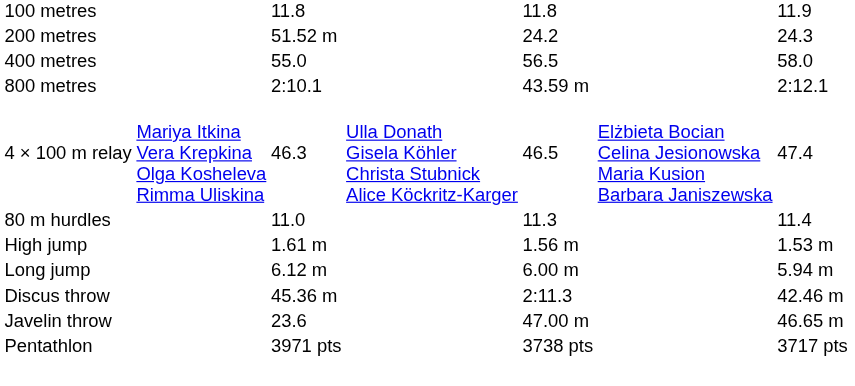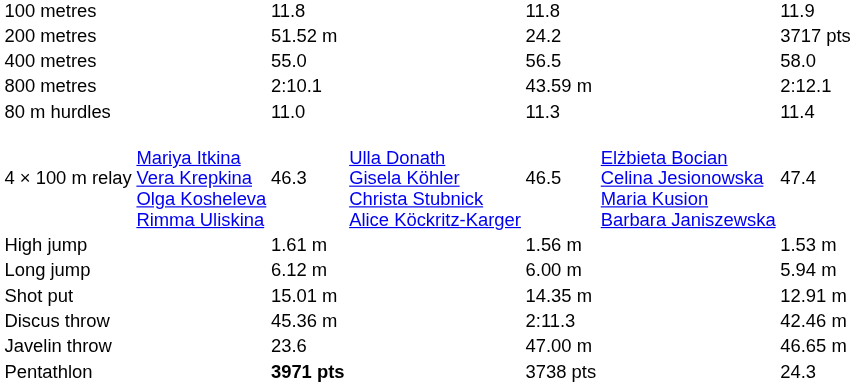(795, 36) 24.3 -> (816, 36) 3717 pts
rows swapped: (58, 220) <-> (68, 153)
+ row: (39, 295)
(306, 346) normal -> (308, 371) bold
(812, 346) 3717 pts -> (798, 371) 24.3
